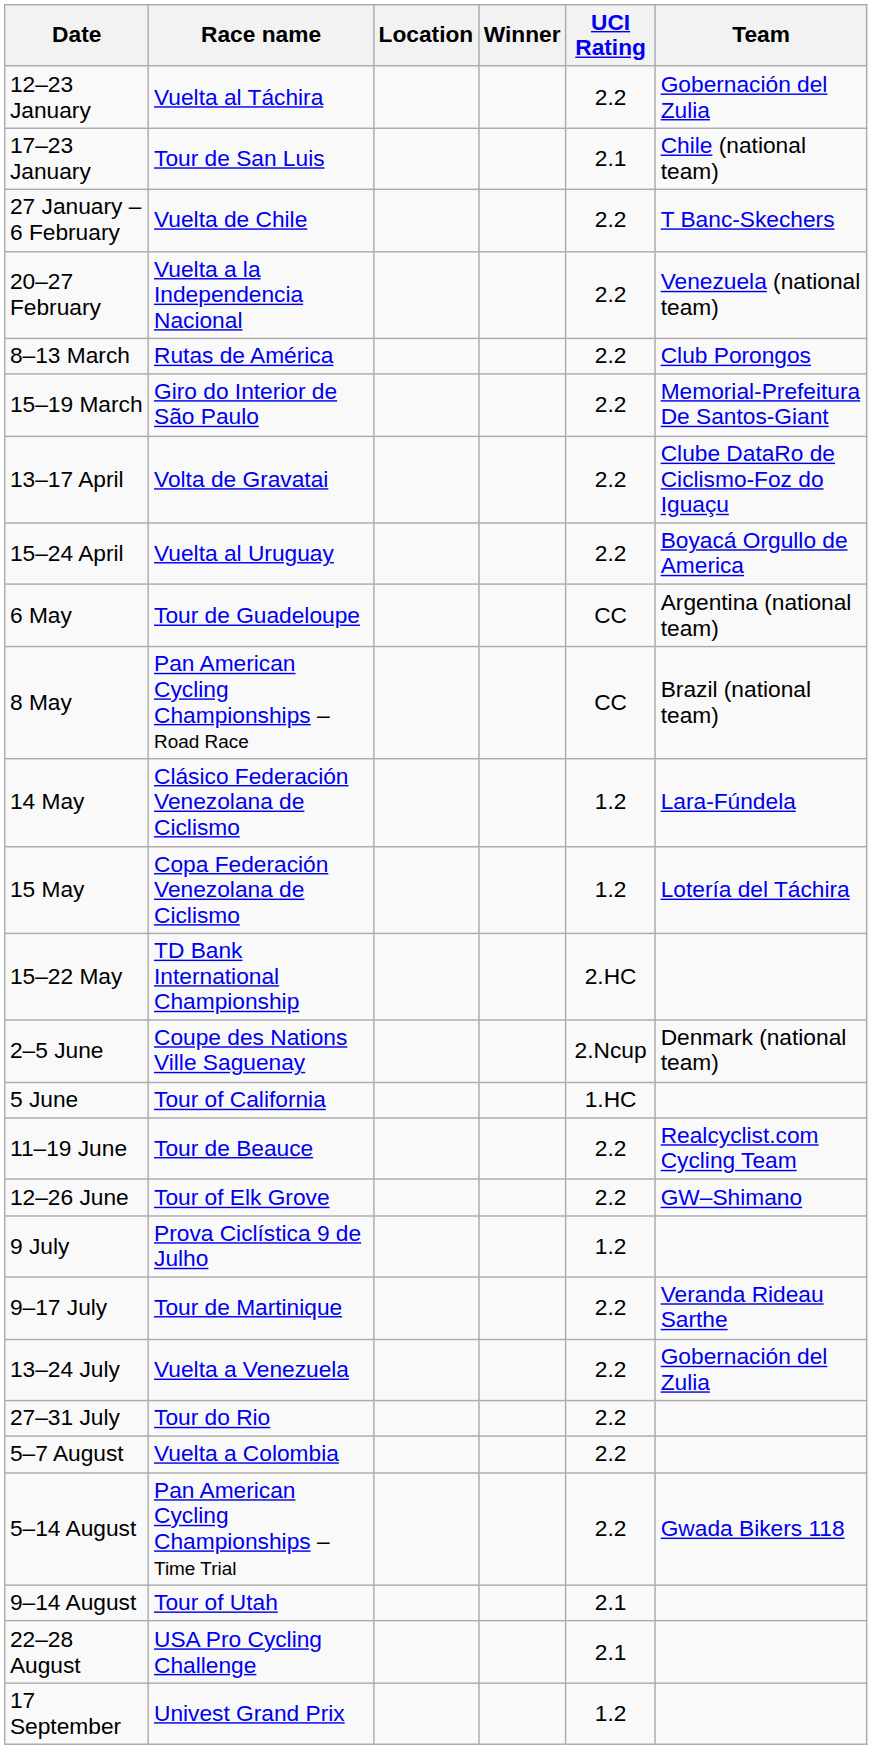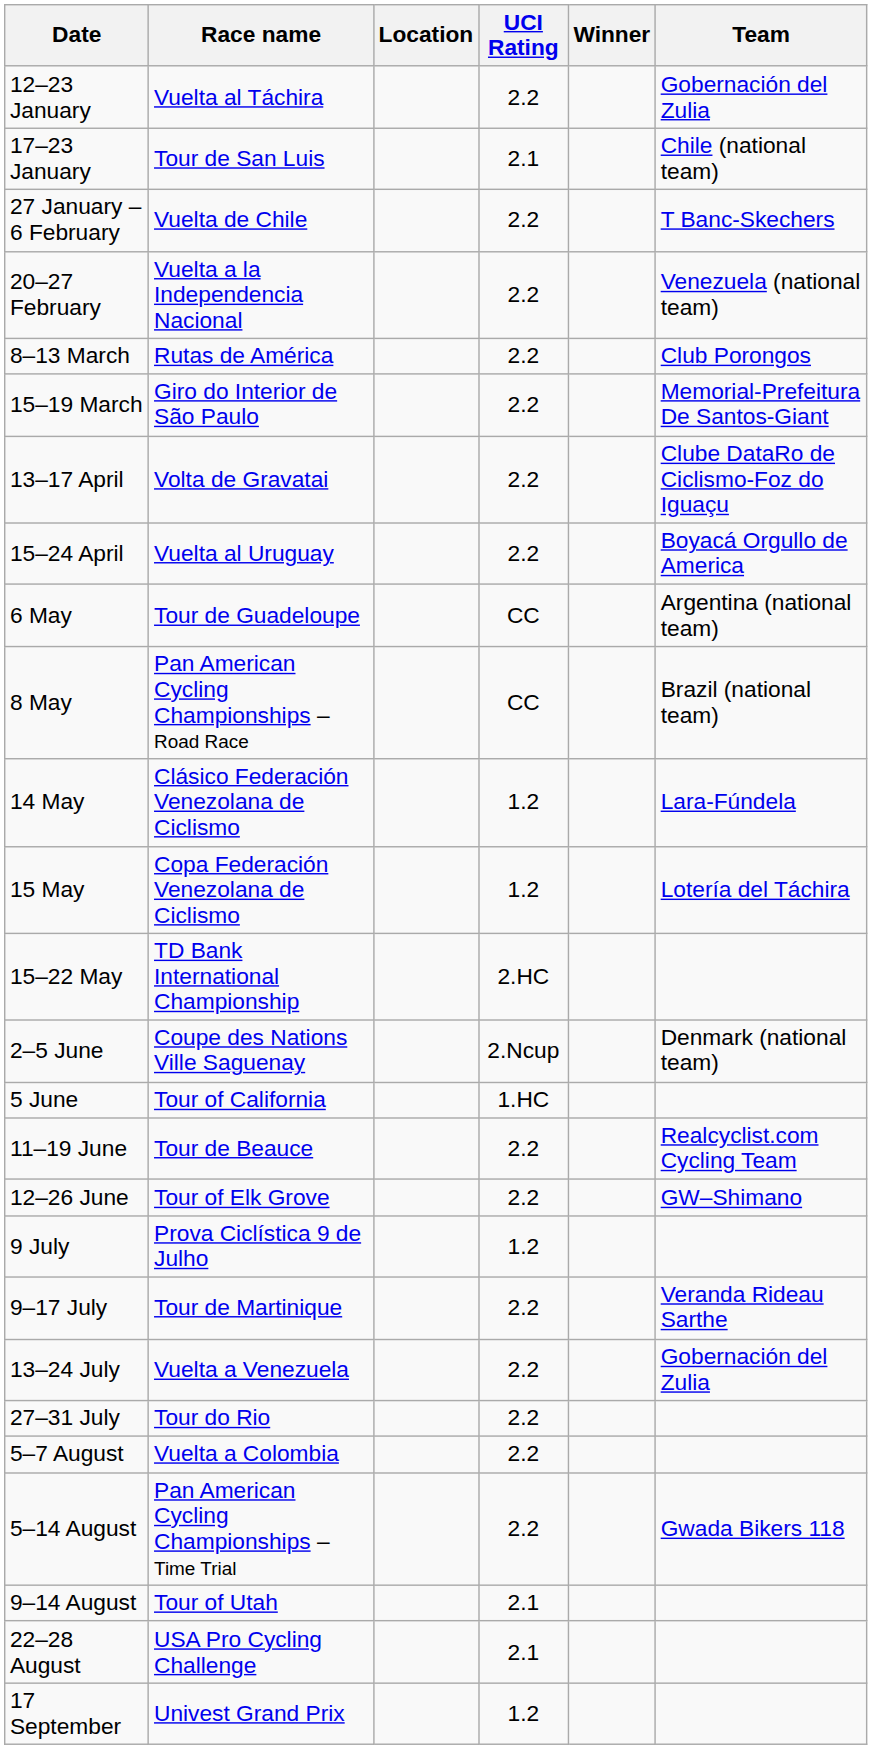columns swapped: (611, 35) <-> (522, 35)
